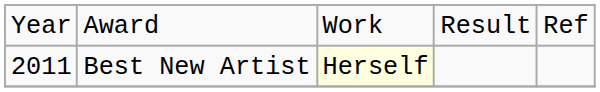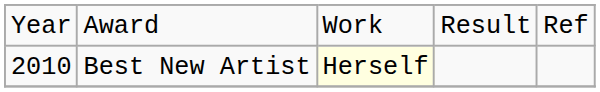(41, 67) 2011 -> (41, 67) 2010
